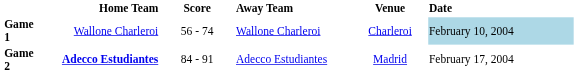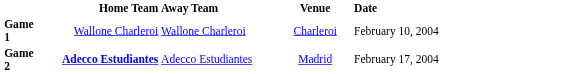- column: (197, 8)
(471, 31) lightblue background -> (396, 31) no background
